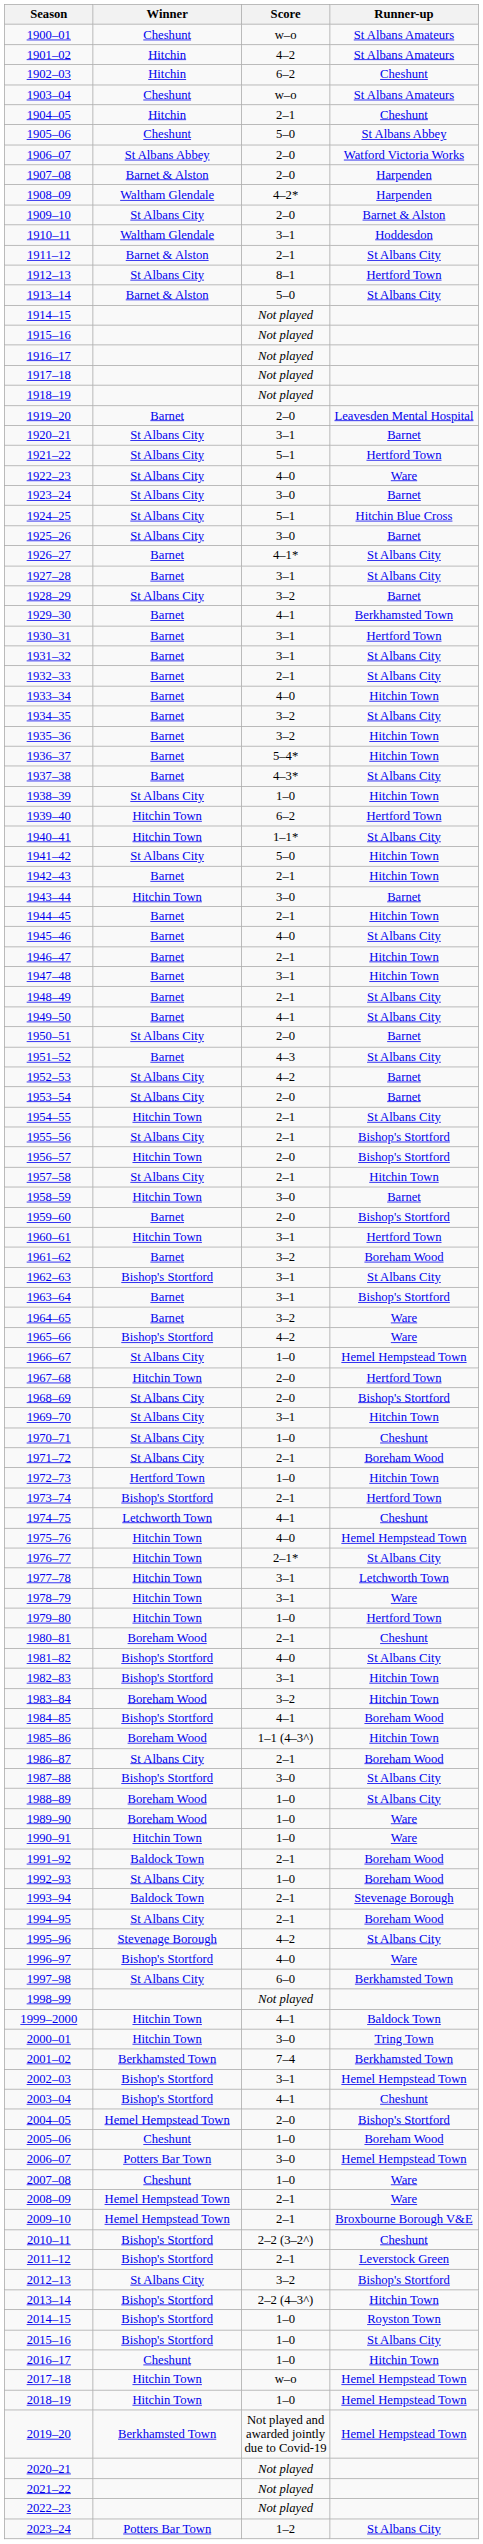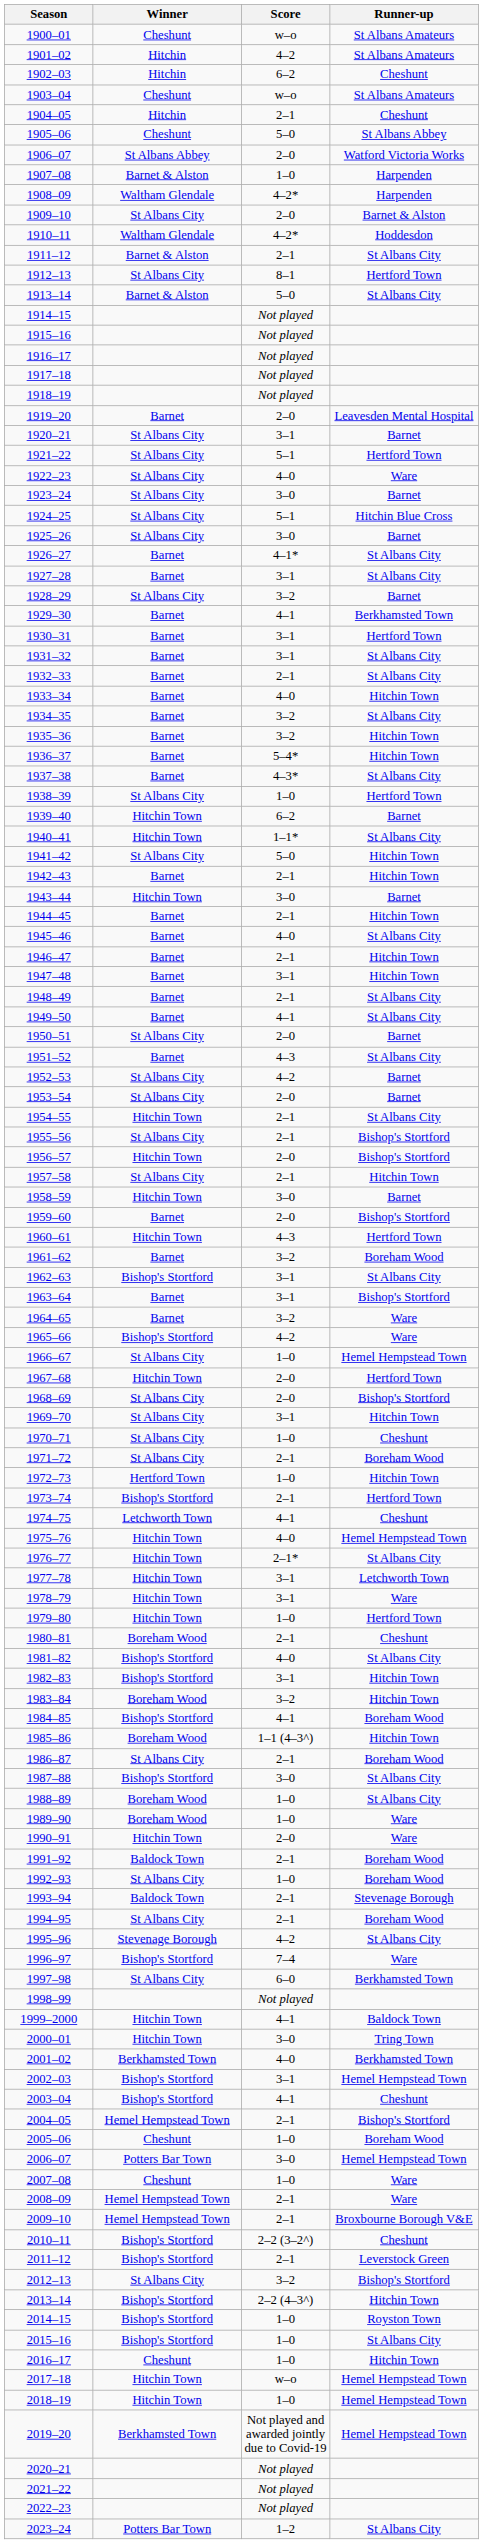(286, 174) 2–0 -> (286, 174) 1–0
(286, 235) 3–1 -> (286, 235) 4–2*
(404, 796) Hitchin Town -> (404, 796) Hertford Town
(404, 816) Hertford Town -> (404, 816) Barnet
(286, 1237) 3–1 -> (286, 1237) 4–3
(286, 1838) 1–0 -> (286, 1838) 2–0
(286, 1959) 4–0 -> (286, 1959) 7–4
(286, 2059) 7–4 -> (286, 2059) 4–0
(286, 2119) 2–0 -> (286, 2119) 2–1
